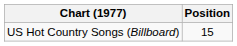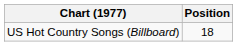(207, 31) 15 -> (207, 31) 18
